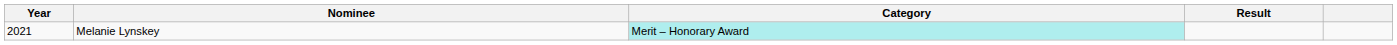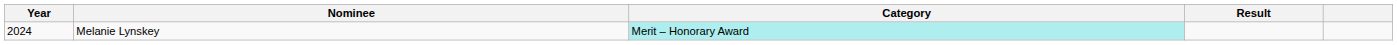(19, 31) 2021 -> (19, 31) 2024
